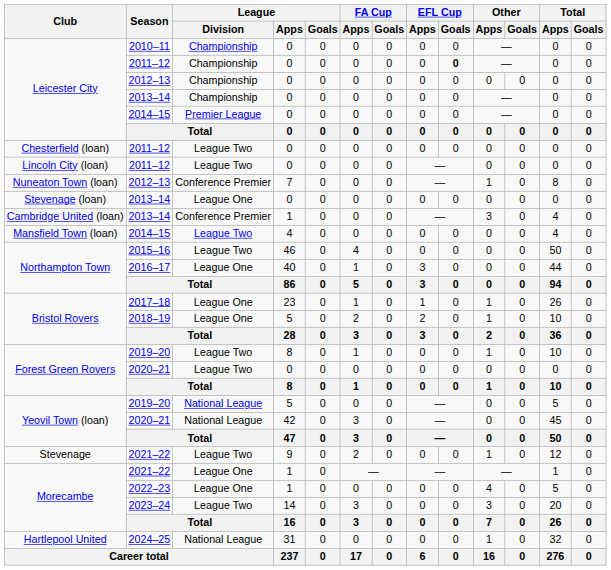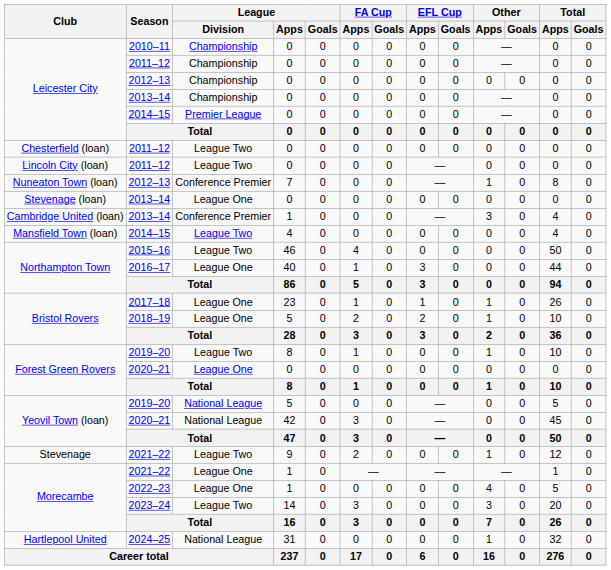(456, 64) bold -> (456, 64) normal
(223, 370) League Two -> (223, 370) League One
